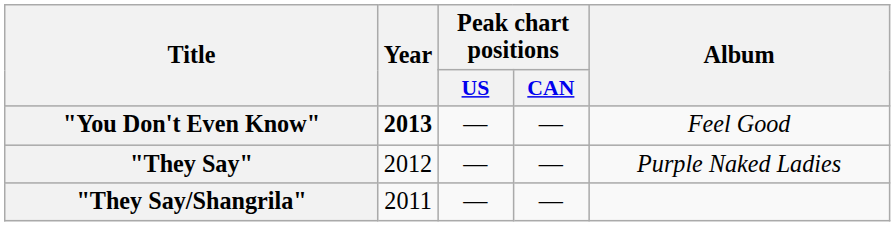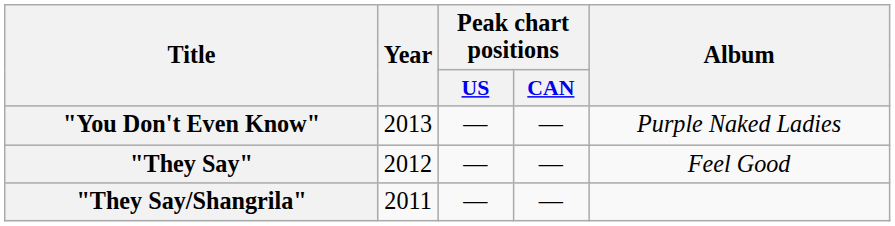(408, 125) bold -> (408, 125) normal
(739, 125) Feel Good -> (739, 125) Purple Naked Ladies
(739, 163) Purple Naked Ladies -> (739, 163) Feel Good
